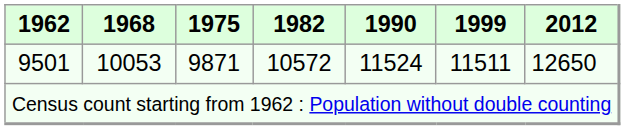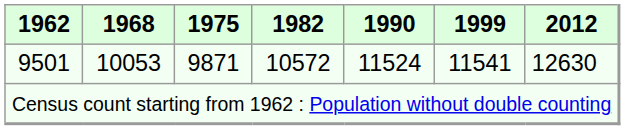(481, 63) 11511 -> (480, 63) 11541
(564, 63) 12650 -> (564, 63) 12630
